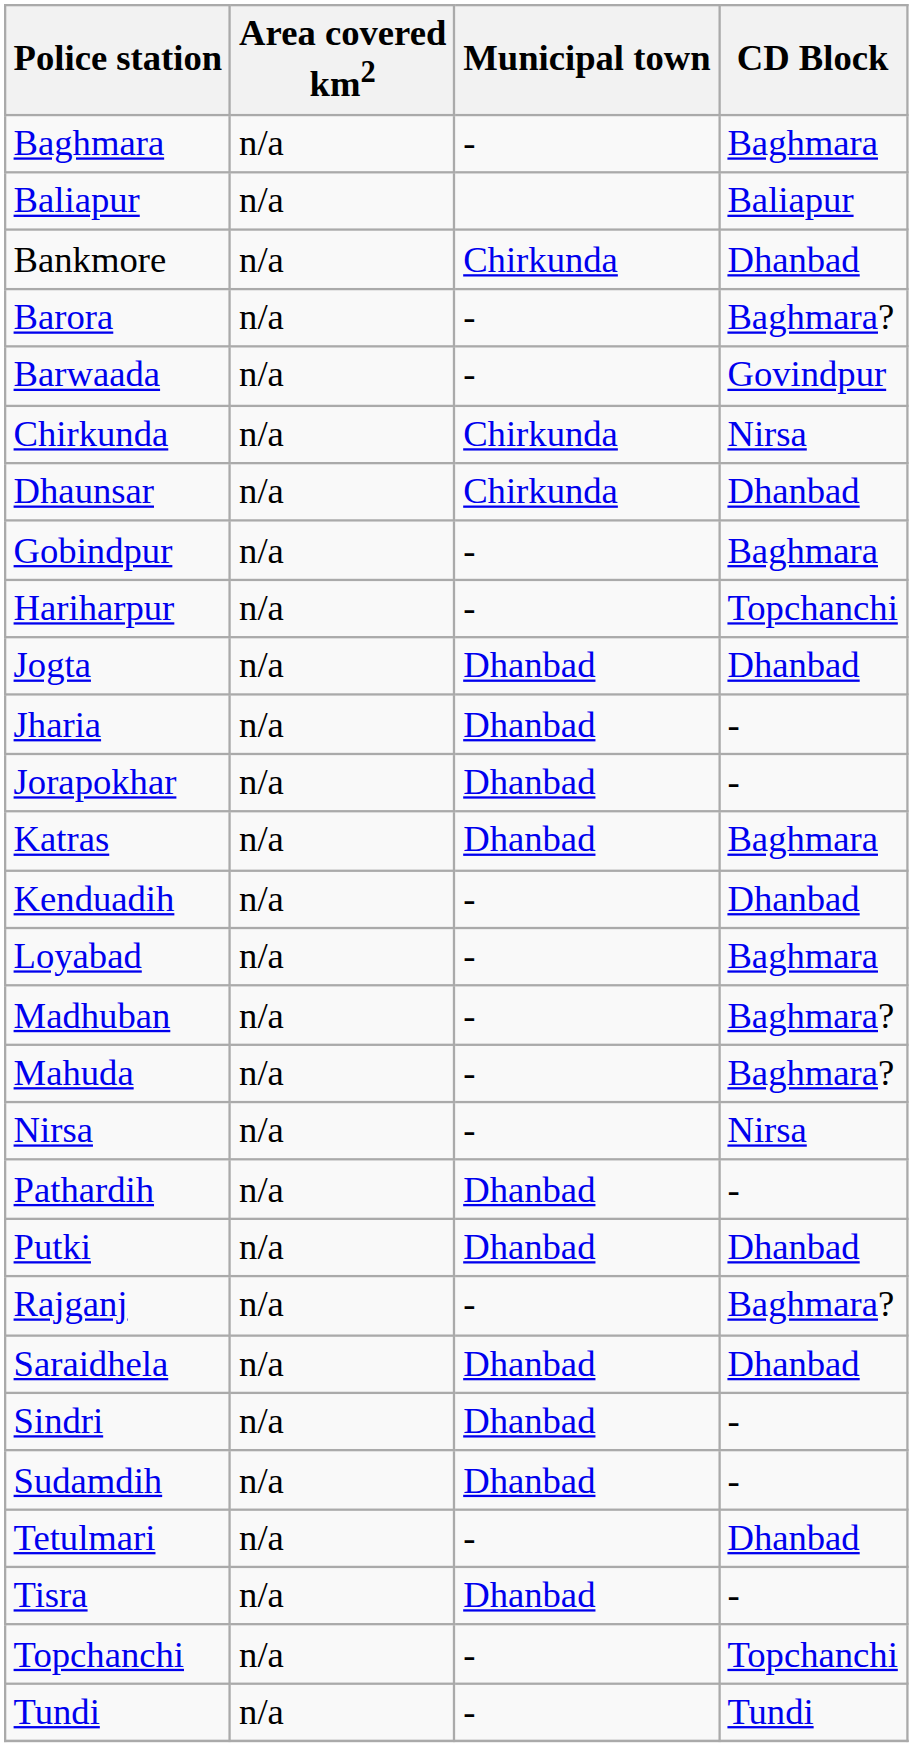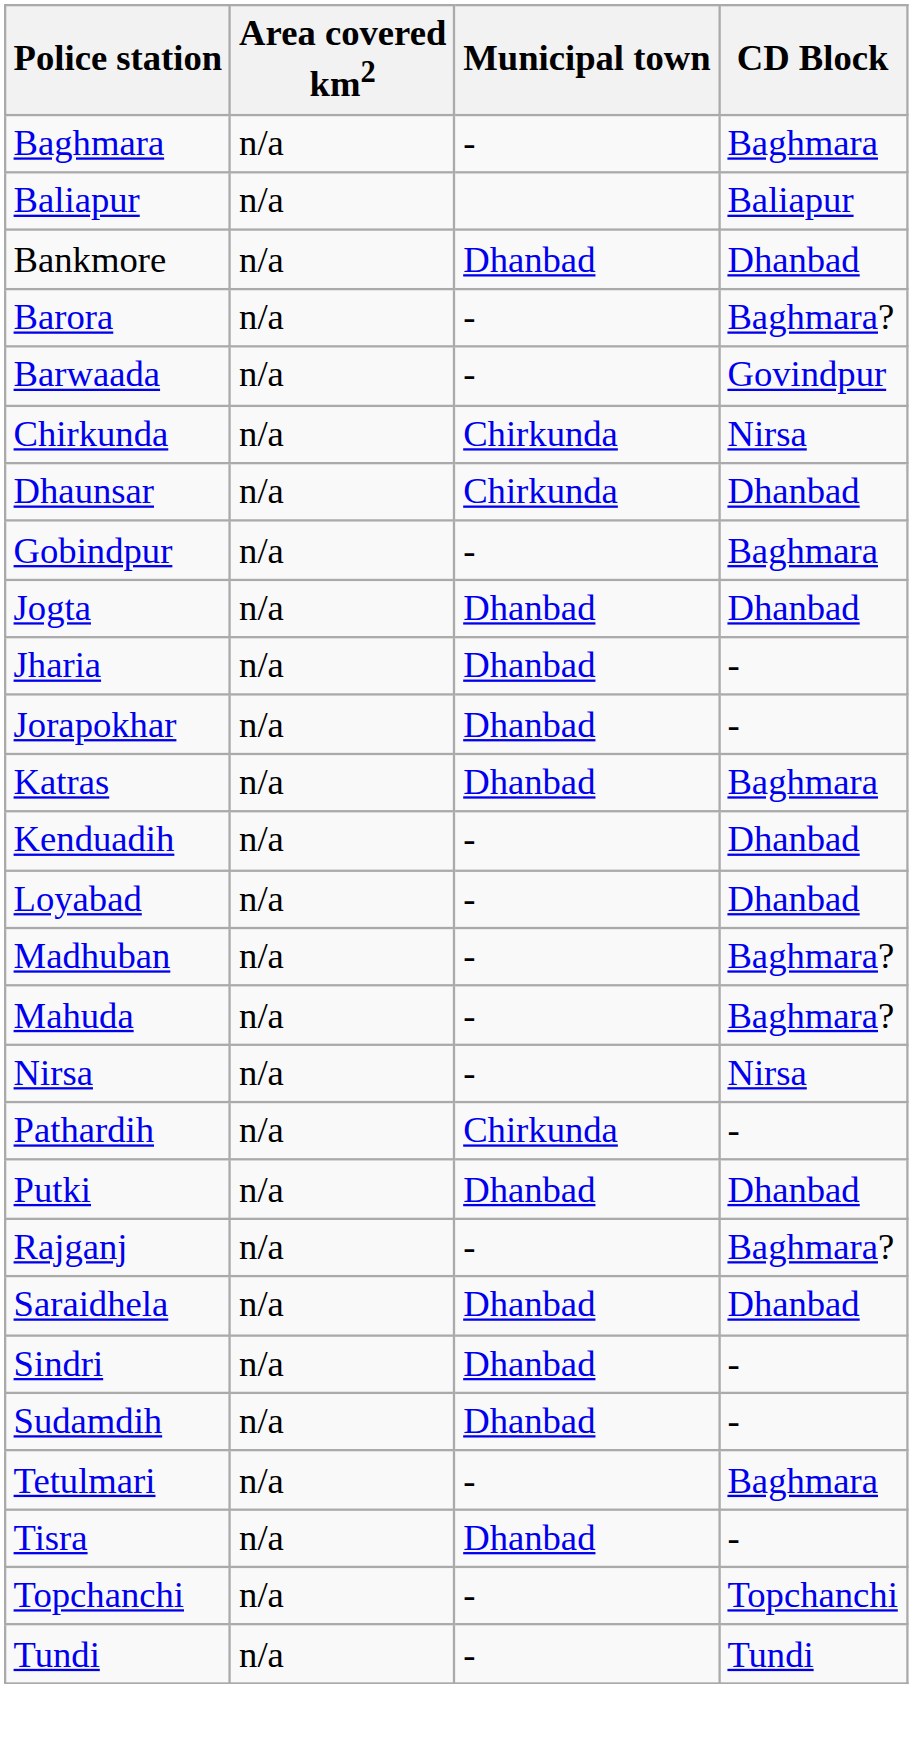(541, 259) Chirkunda -> (529, 259) Dhanbad
- row: (94, 607)
(803, 956) Baghmara -> (794, 898) Dhanbad
(529, 1188) Dhanbad -> (541, 1130) Chirkunda
(794, 1537) Dhanbad -> (803, 1479) Baghmara
